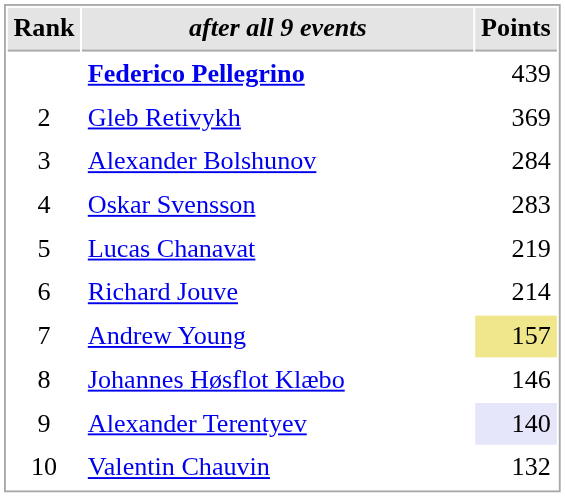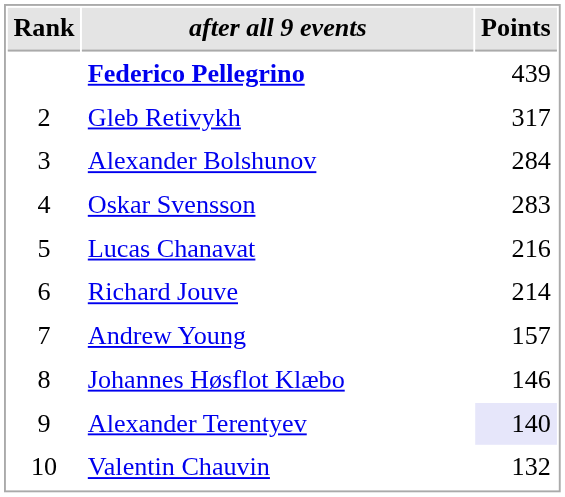(531, 117) 369 -> (531, 117) 317
(531, 248) 219 -> (531, 248) 216
(531, 336) khaki background -> (531, 336) no background
